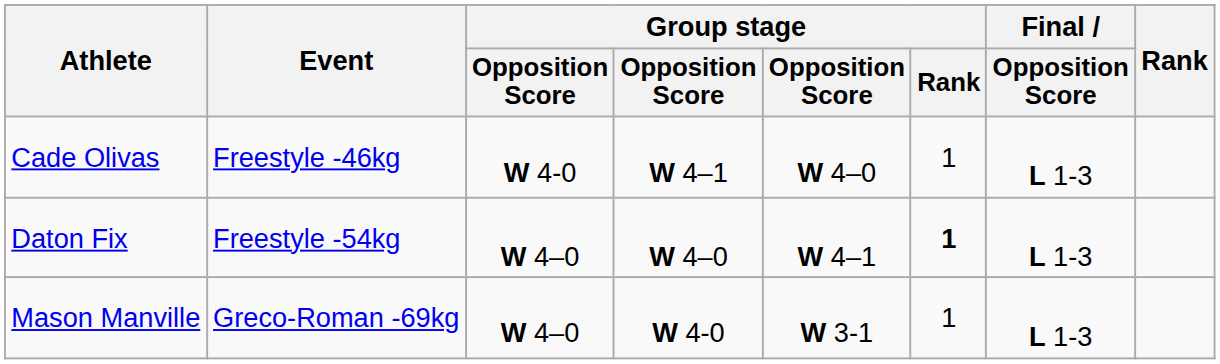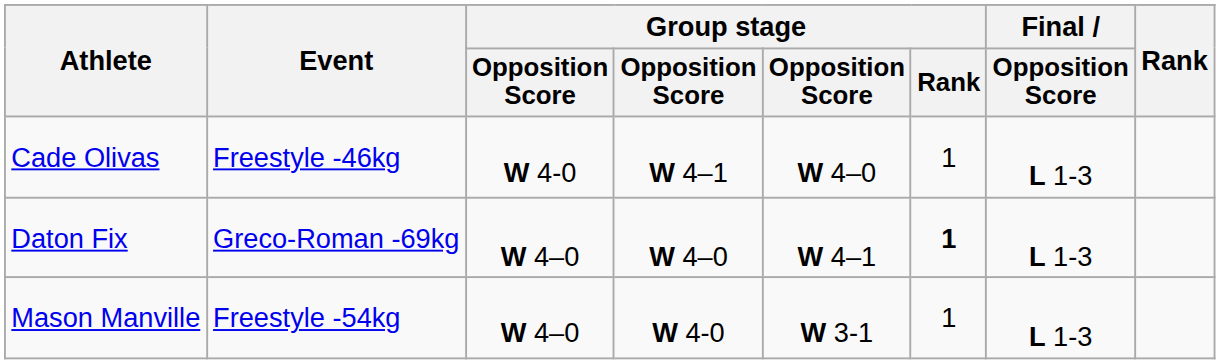(307, 238) Freestyle -54kg -> (336, 238) Greco-Roman -69kg
(336, 318) Greco-Roman -69kg -> (307, 318) Freestyle -54kg
